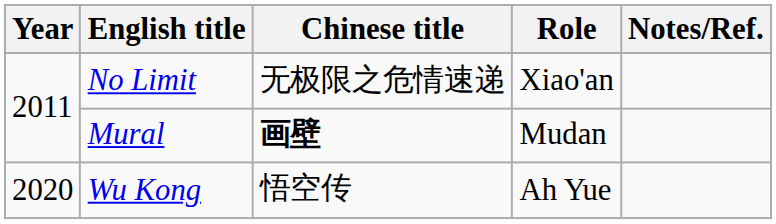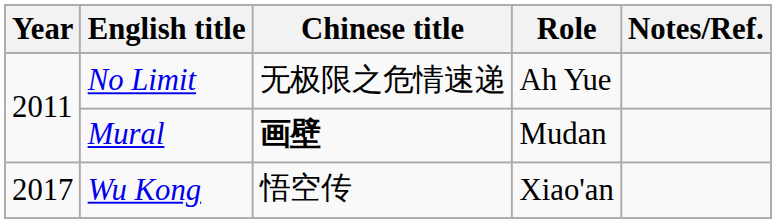(567, 80) Xiao'an -> (566, 80) Ah Yue
(43, 189) 2020 -> (43, 189) 2017
(566, 189) Ah Yue -> (567, 189) Xiao'an
